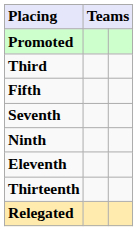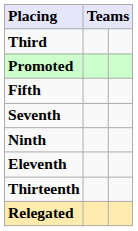rows swapped: (41, 41) <-> (27, 66)
